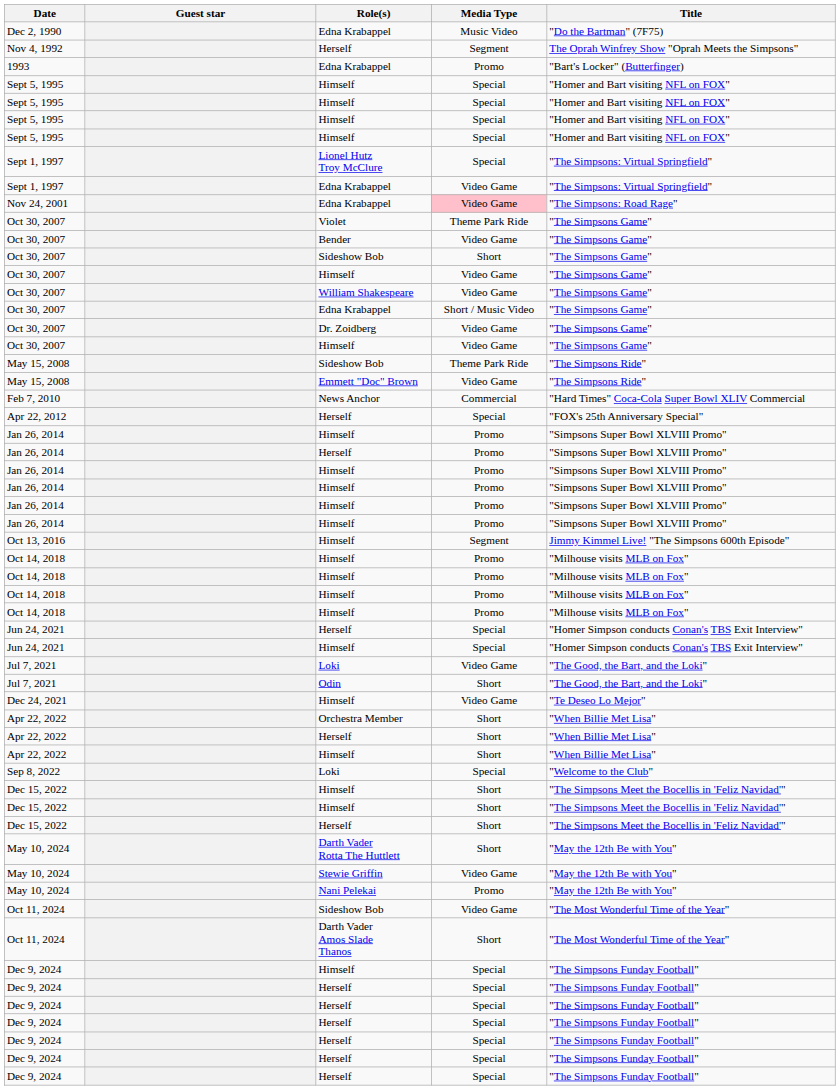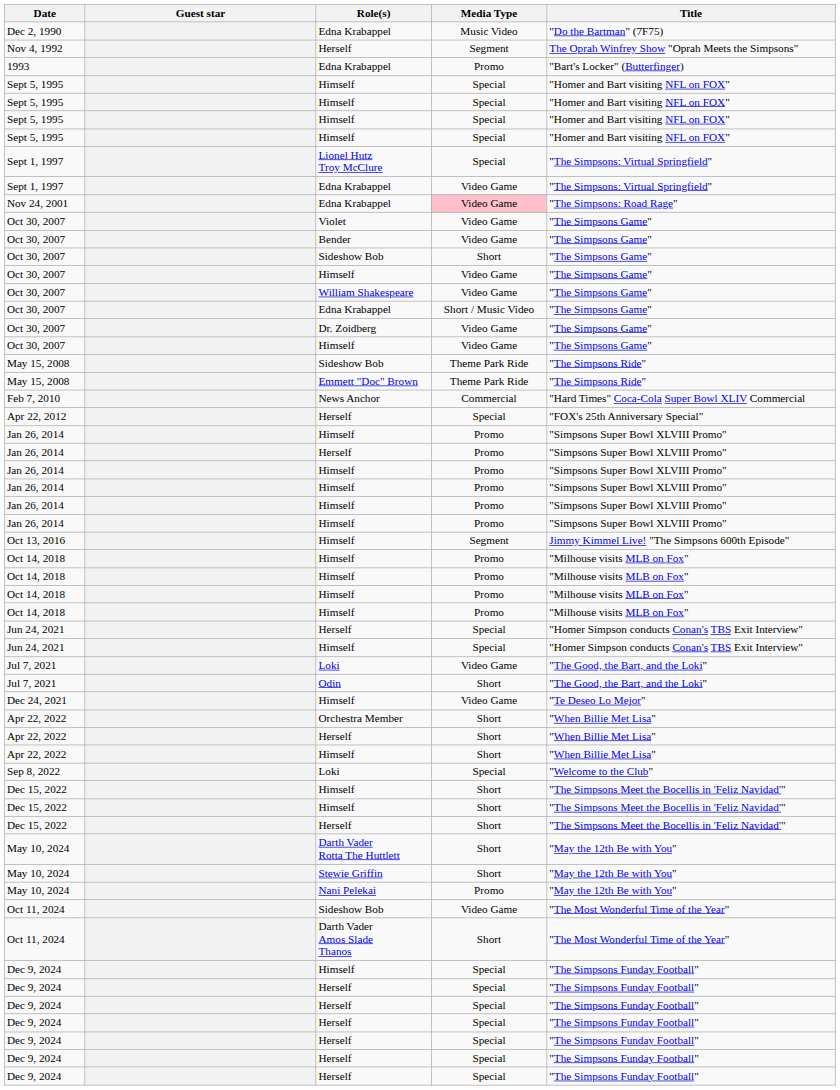(489, 221) Theme Park Ride -> (489, 221) Video Game
(489, 381) Video Game -> (489, 381) Theme Park Ride
(489, 873) Video Game -> (489, 873) Short
